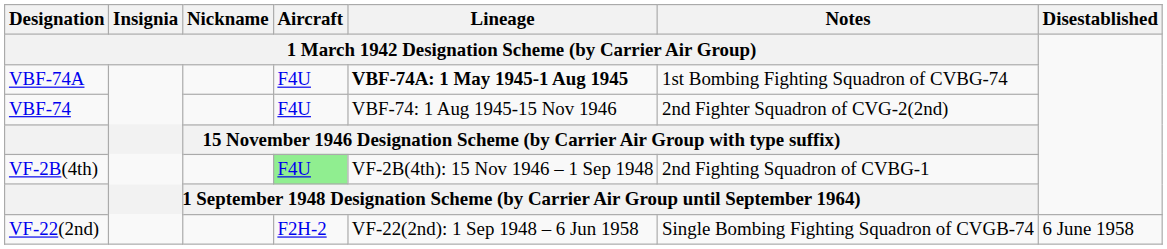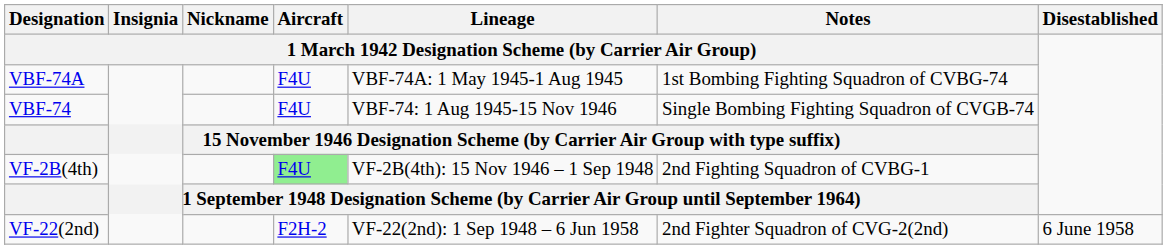(490, 79) bold -> (487, 79) normal
(805, 109) 2nd Fighter Squadron of CVG-2(2nd) -> (848, 109) Single Bombing Fighting Squadron of CVGB-74
(848, 229) Single Bombing Fighting Squadron of CVGB-74 -> (805, 229) 2nd Fighter Squadron of CVG-2(2nd)
